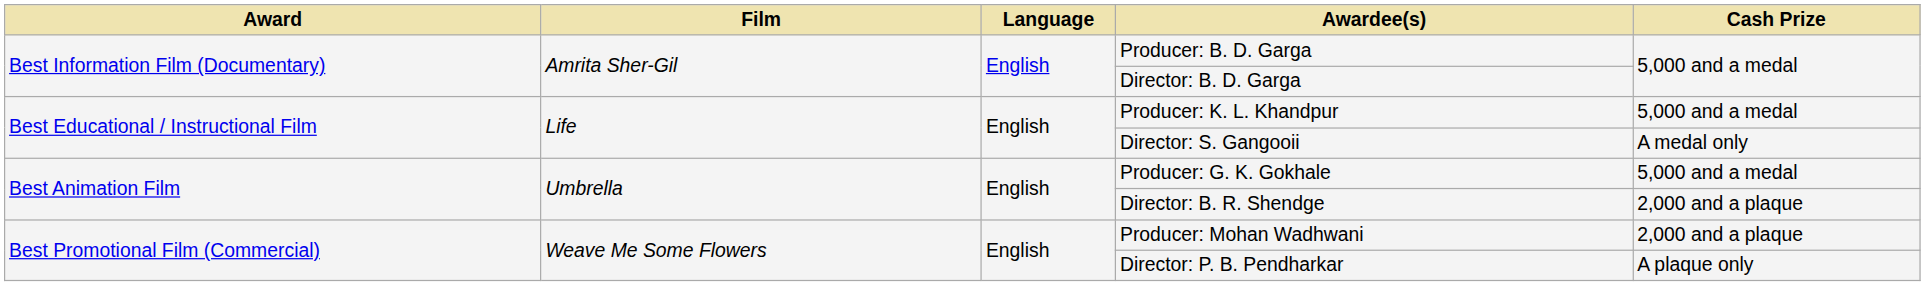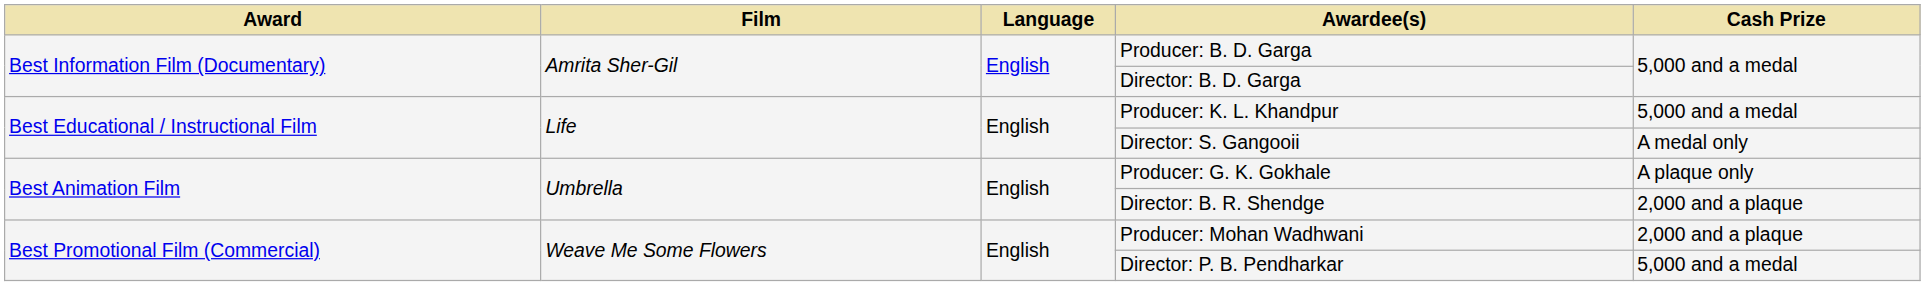(1717, 173) 5,000 and a medal -> (1695, 173) A plaque only
(1695, 265) A plaque only -> (1717, 265) 5,000 and a medal
